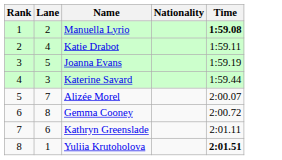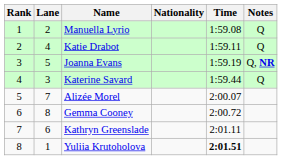+ column: (260, 12)
(225, 29) bold -> (225, 29) normal
